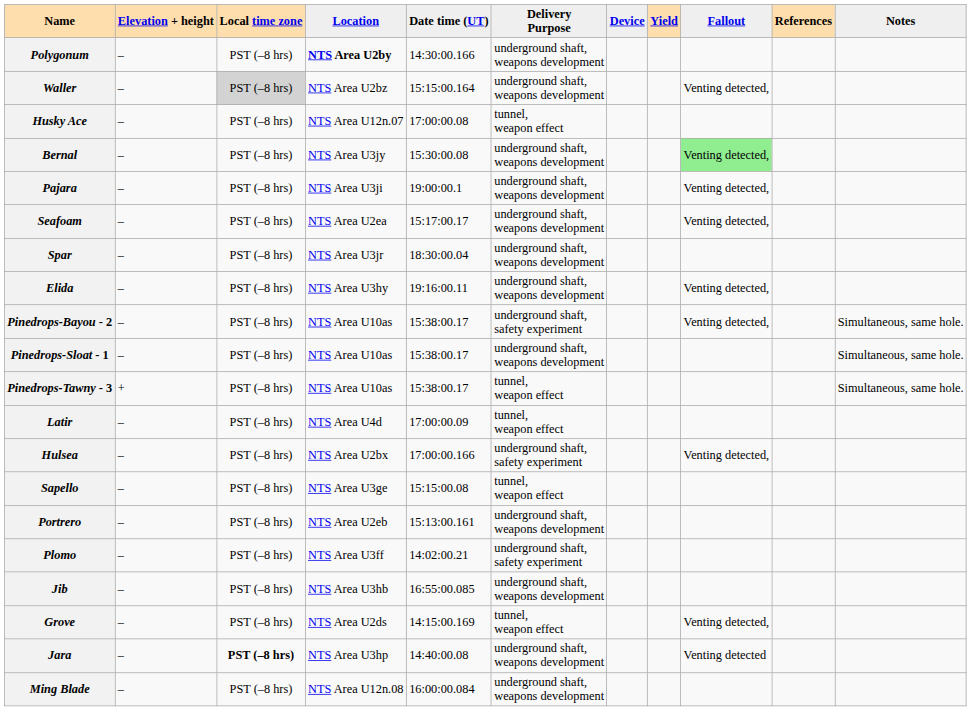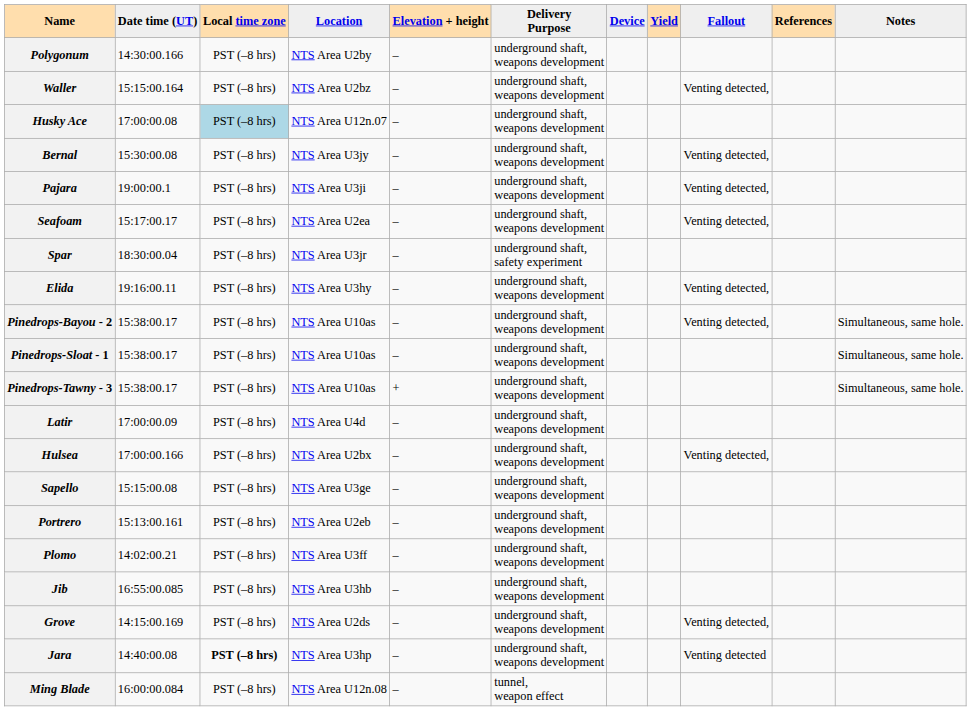columns swapped: (449, 21) <-> (166, 21)
(350, 54) bold -> (331, 54) normal
(261, 87) lightgrey background -> (244, 87) no background
(261, 121) no background -> (244, 121) lightblue background
(529, 121) tunnel, weapon effect -> (549, 121) underground shaft, weapons development
(726, 154) lightgreen background -> (726, 154) no background
(549, 254) underground shaft, weapons development -> (541, 254) underground shaft, safety experiment
(541, 321) underground shaft, safety experiment -> (549, 321) underground shaft, weapons development
(529, 388) tunnel, weapon effect -> (549, 388) underground shaft, weapons development
(529, 421) tunnel, weapon effect -> (549, 421) underground shaft, weapons development
(541, 455) underground shaft, safety experiment -> (549, 455) underground shaft, weapons development
(529, 488) tunnel, weapon effect -> (549, 488) underground shaft, weapons development
(541, 555) underground shaft, safety experiment -> (549, 555) underground shaft, weapons development
(529, 622) tunnel, weapon effect -> (549, 622) underground shaft, weapons development
(549, 689) underground shaft, weapons development -> (529, 689) tunnel, weapon effect
